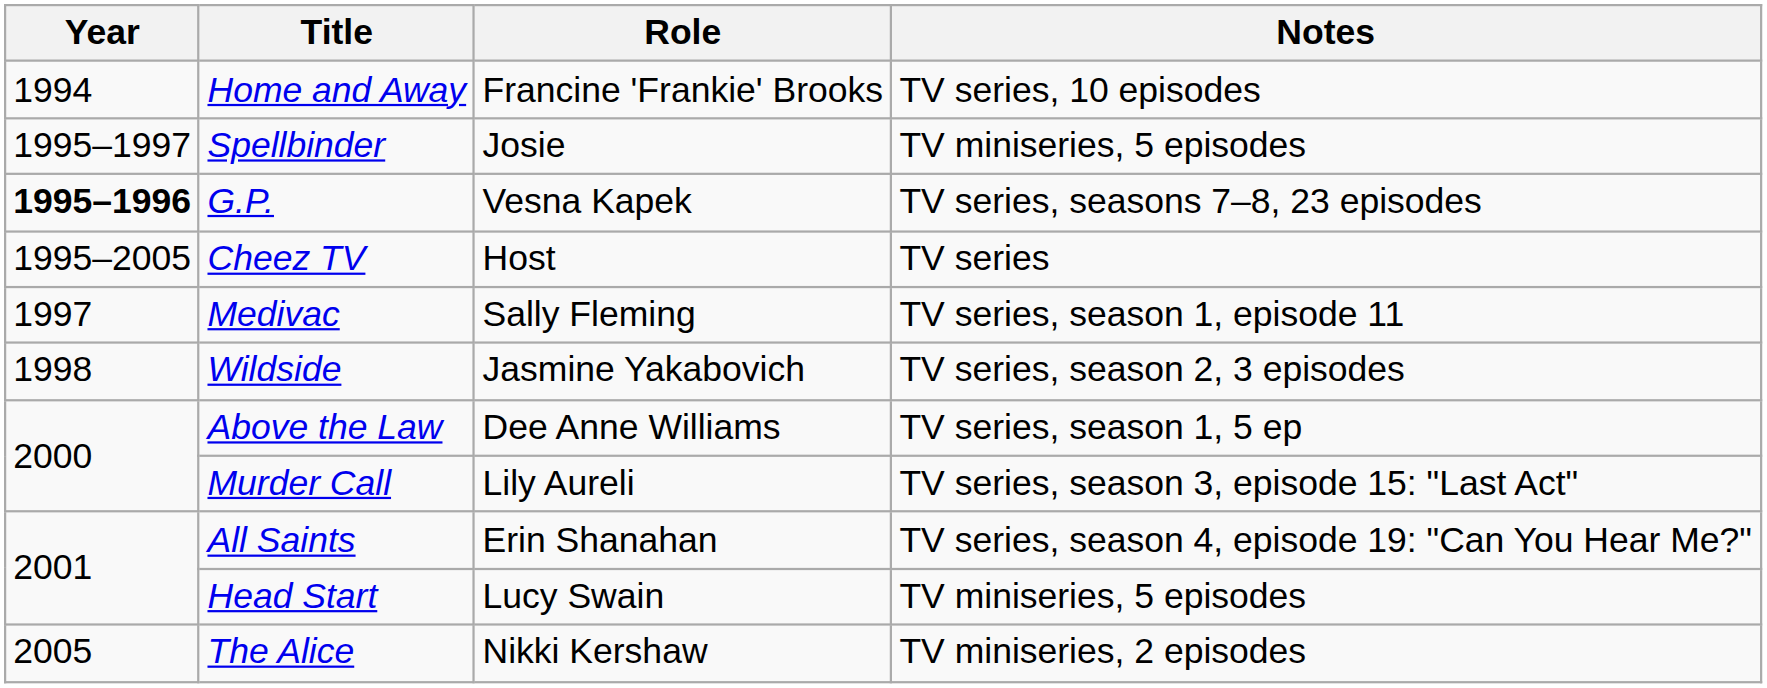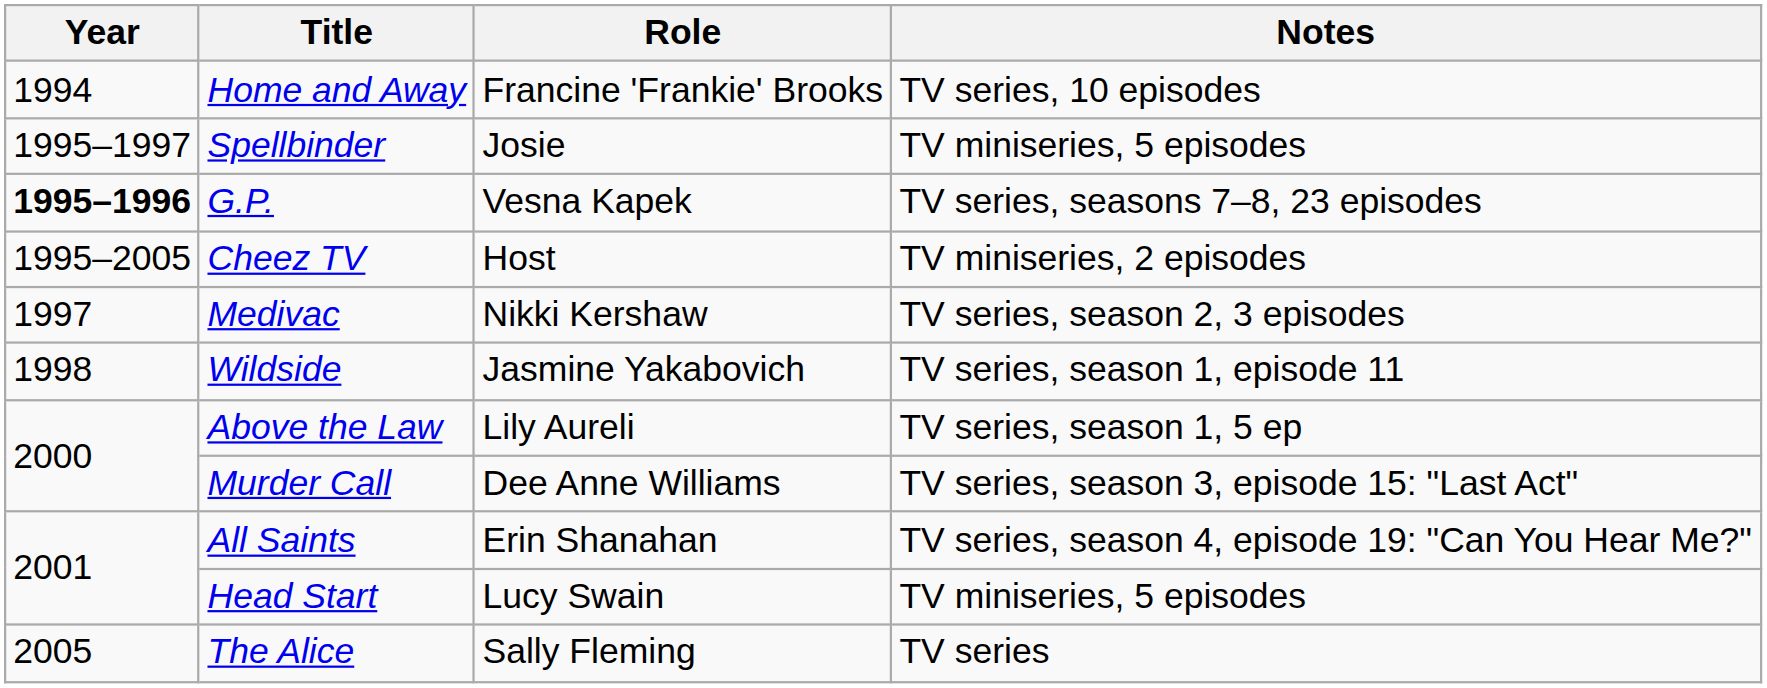(974, 257) TV series -> (1103, 257) TV miniseries, 2 episodes
(589, 314) Sally Fleming -> (595, 314) Nikki Kershaw
(1152, 314) TV series, season 1, episode 11 -> (1152, 314) TV series, season 2, 3 episodes
(1152, 370) TV series, season 2, 3 episodes -> (1152, 370) TV series, season 1, episode 11
(632, 426) Dee Anne Williams -> (559, 426) Lily Aureli
(559, 483) Lily Aureli -> (632, 483) Dee Anne Williams
(595, 652) Nikki Kershaw -> (589, 652) Sally Fleming
(1103, 652) TV miniseries, 2 episodes -> (974, 652) TV series
